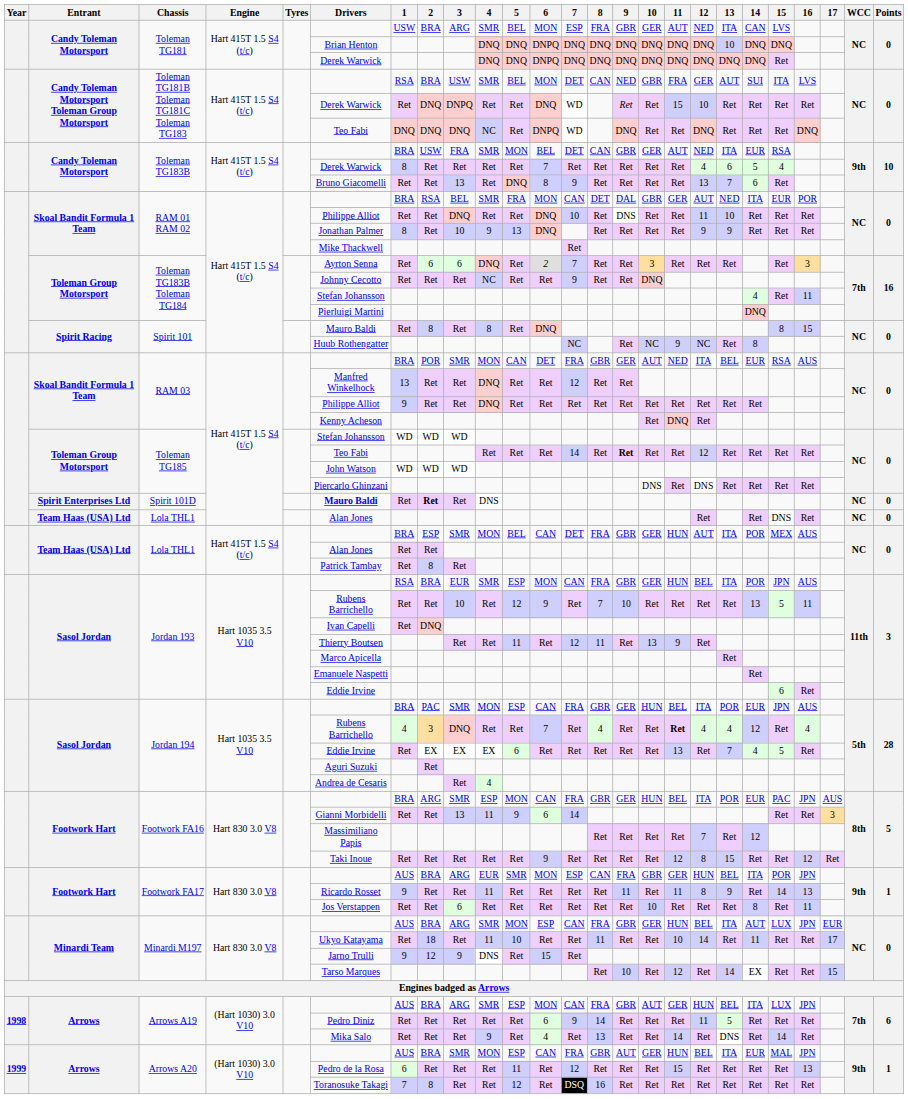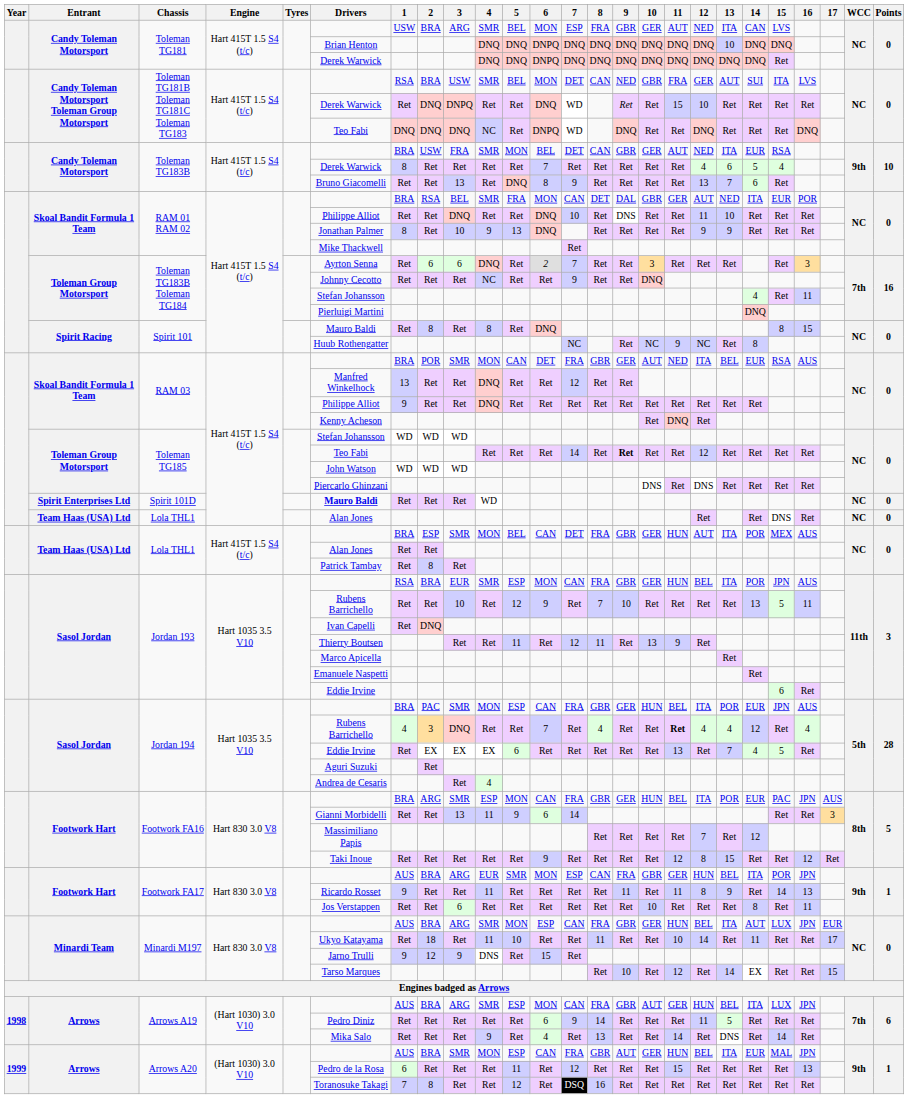(431, 501) bold -> (431, 501) normal
(489, 501) DNS -> (489, 501) WD
